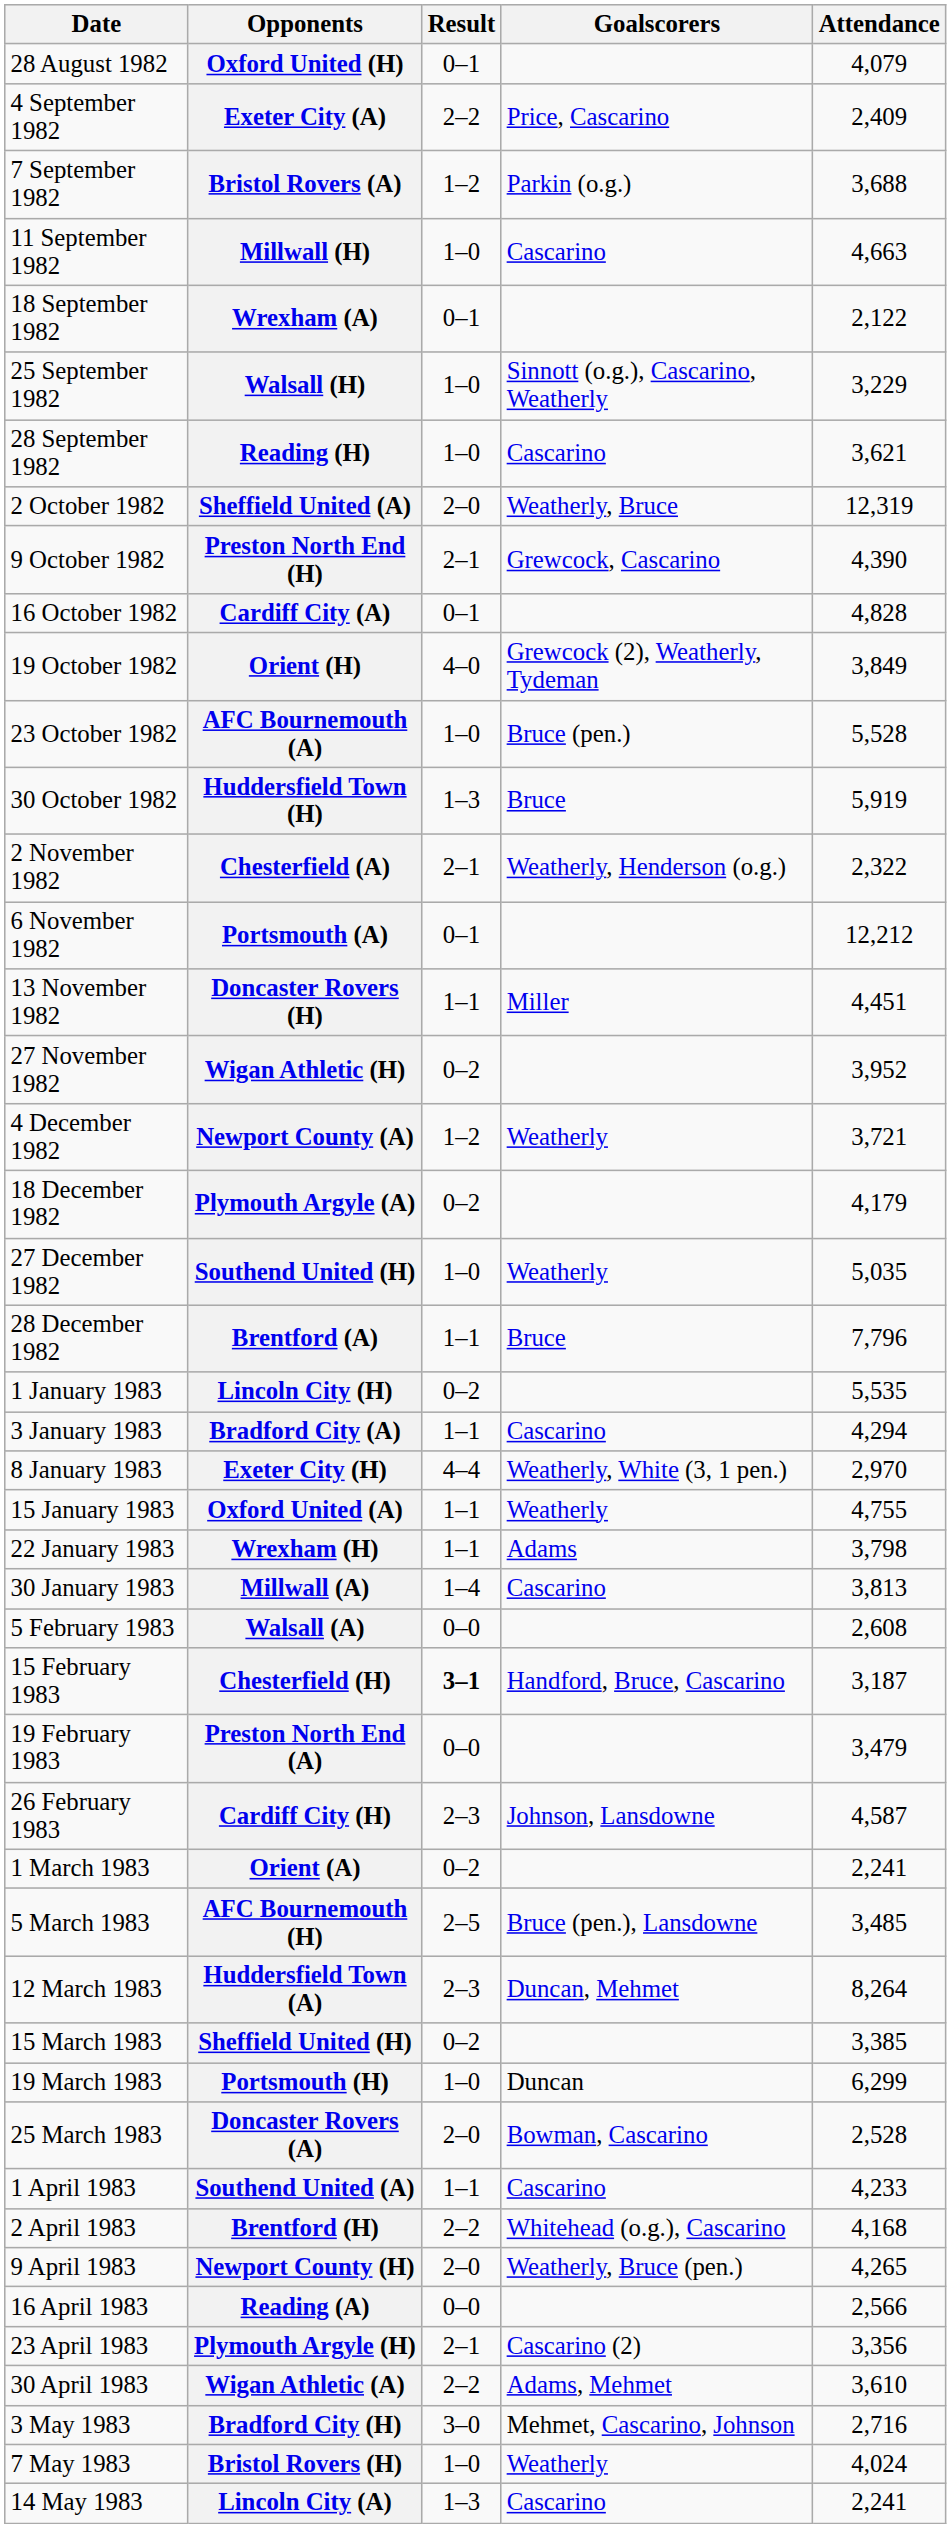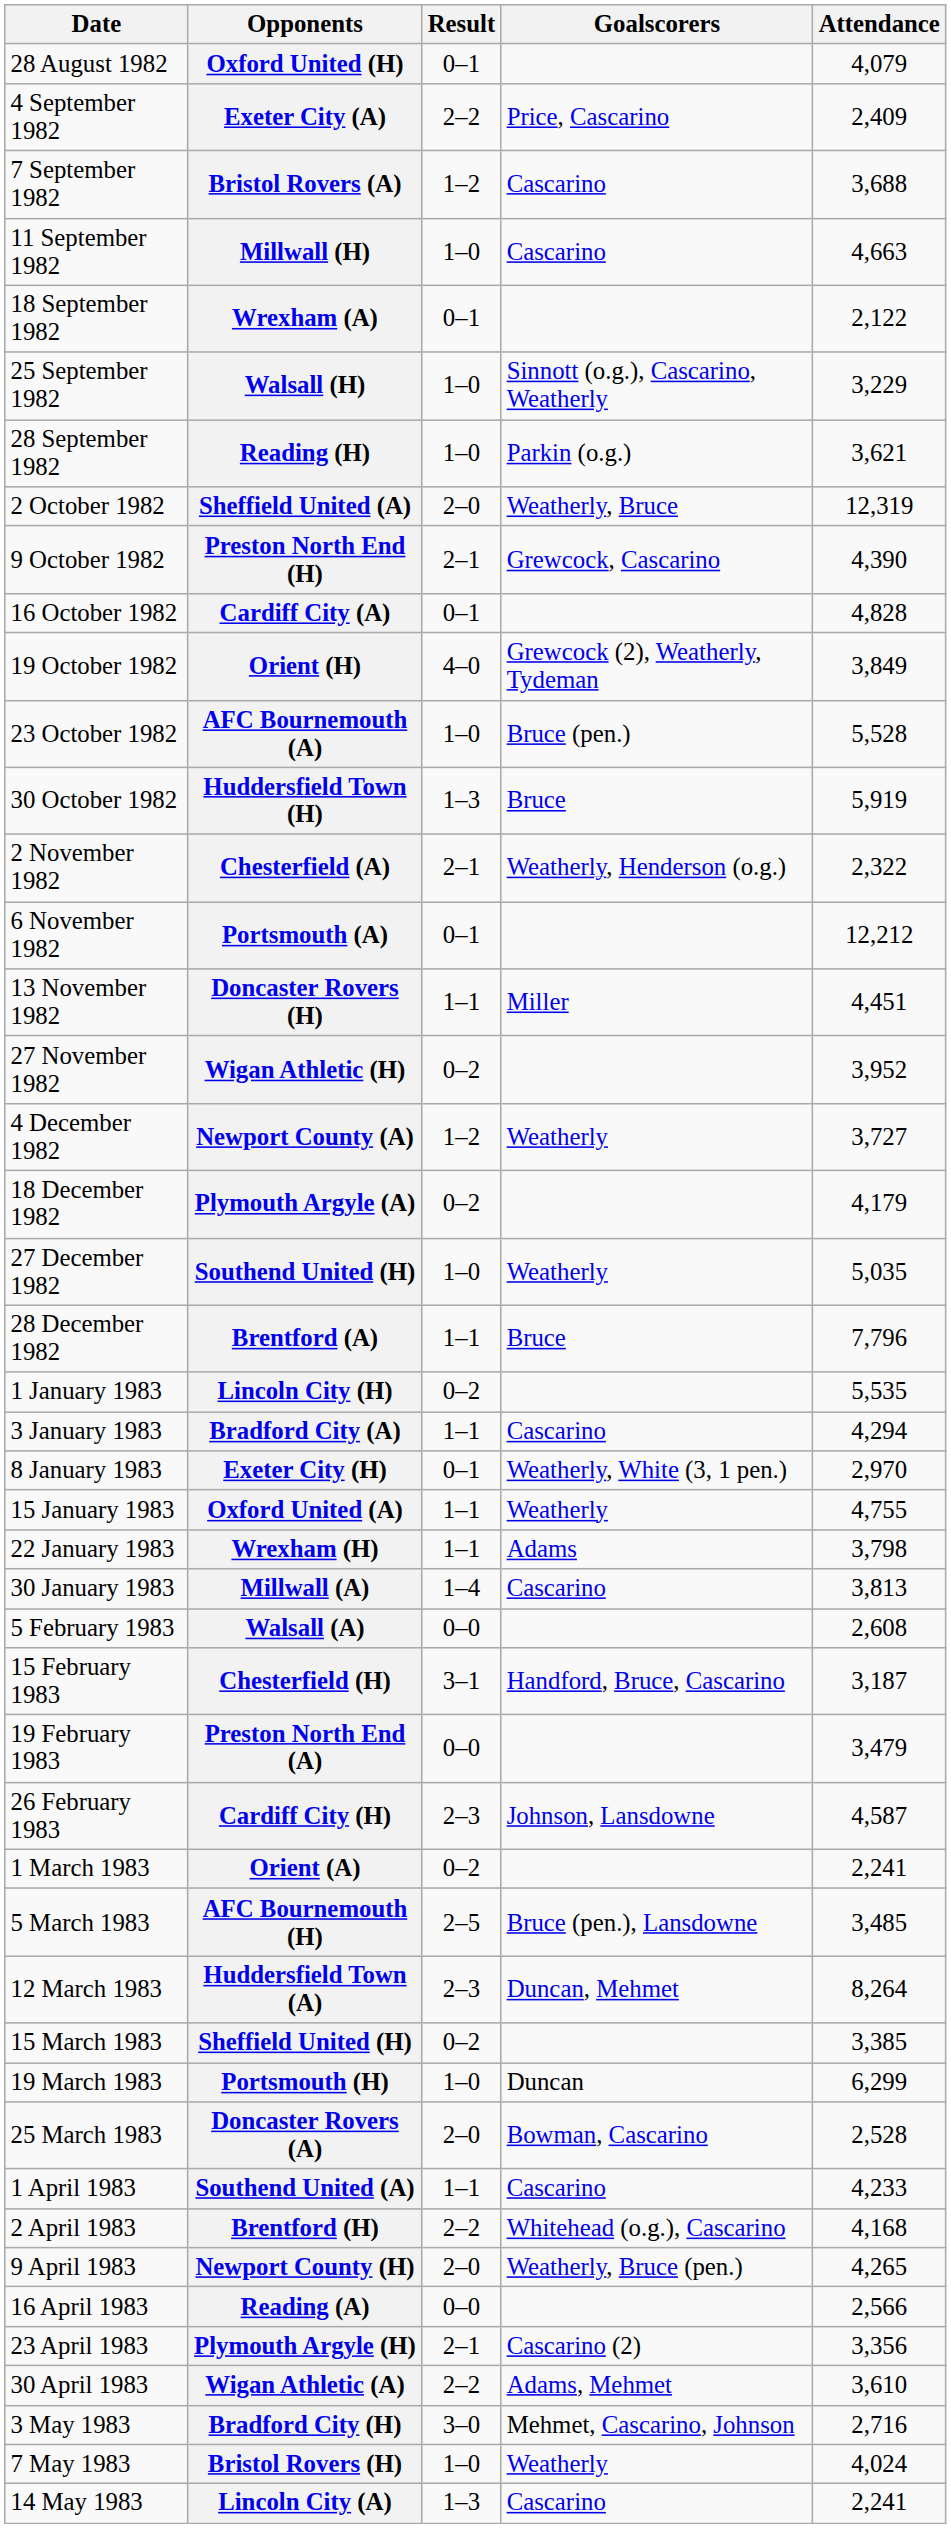(569, 184) Parkin (o.g.) -> (556, 184) Cascarino
(556, 452) Cascarino -> (569, 452) Parkin (o.g.)
(879, 1136) 3,721 -> (879, 1136) 3,727
(461, 1470) 4–4 -> (461, 1470) 0–1
(461, 1680) bold -> (461, 1680) normal
